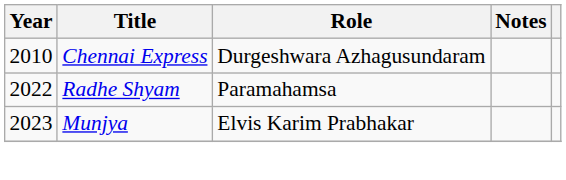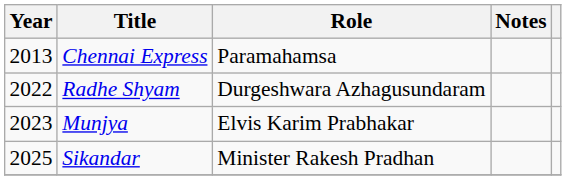(31, 55) 2010 -> (31, 55) 2013
(351, 55) Durgeshwara Azhagusundaram -> (277, 55) Paramahamsa
(277, 89) Paramahamsa -> (351, 89) Durgeshwara Azhagusundaram
+ row: (101, 157)
